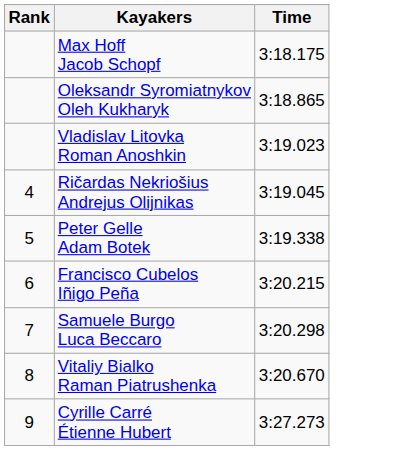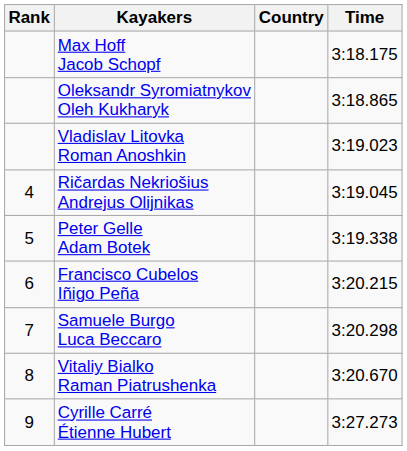+ column: (291, 17)
